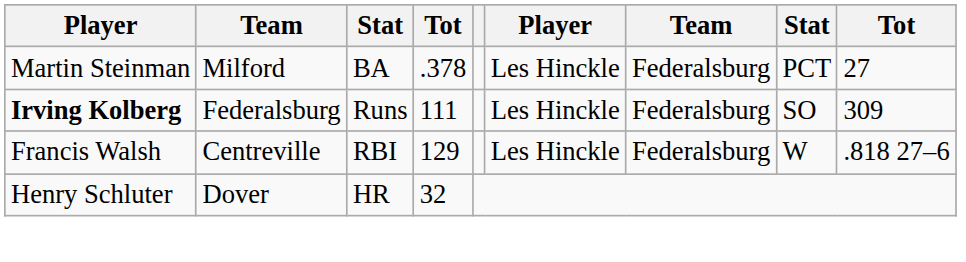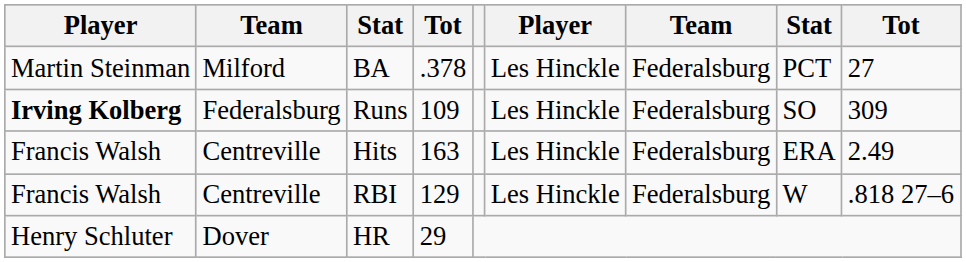(439, 109) 111 -> (440, 109) 109
+ row: (375, 151)
(433, 194) 32 -> (433, 236) 29
